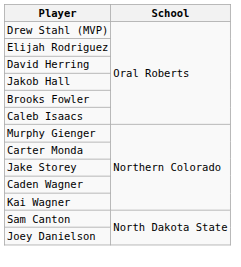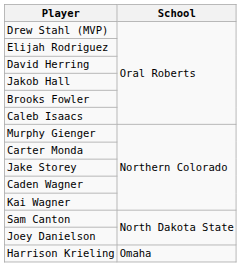+ row: (61, 253)
